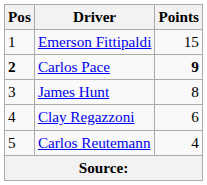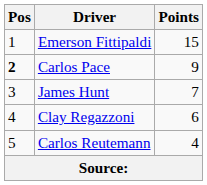(195, 67) bold -> (195, 67) normal
(195, 92) 8 -> (195, 92) 7
